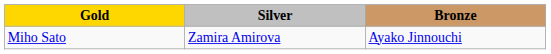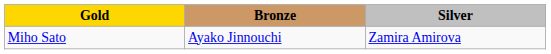columns swapped: (275, 15) <-> (455, 15)
